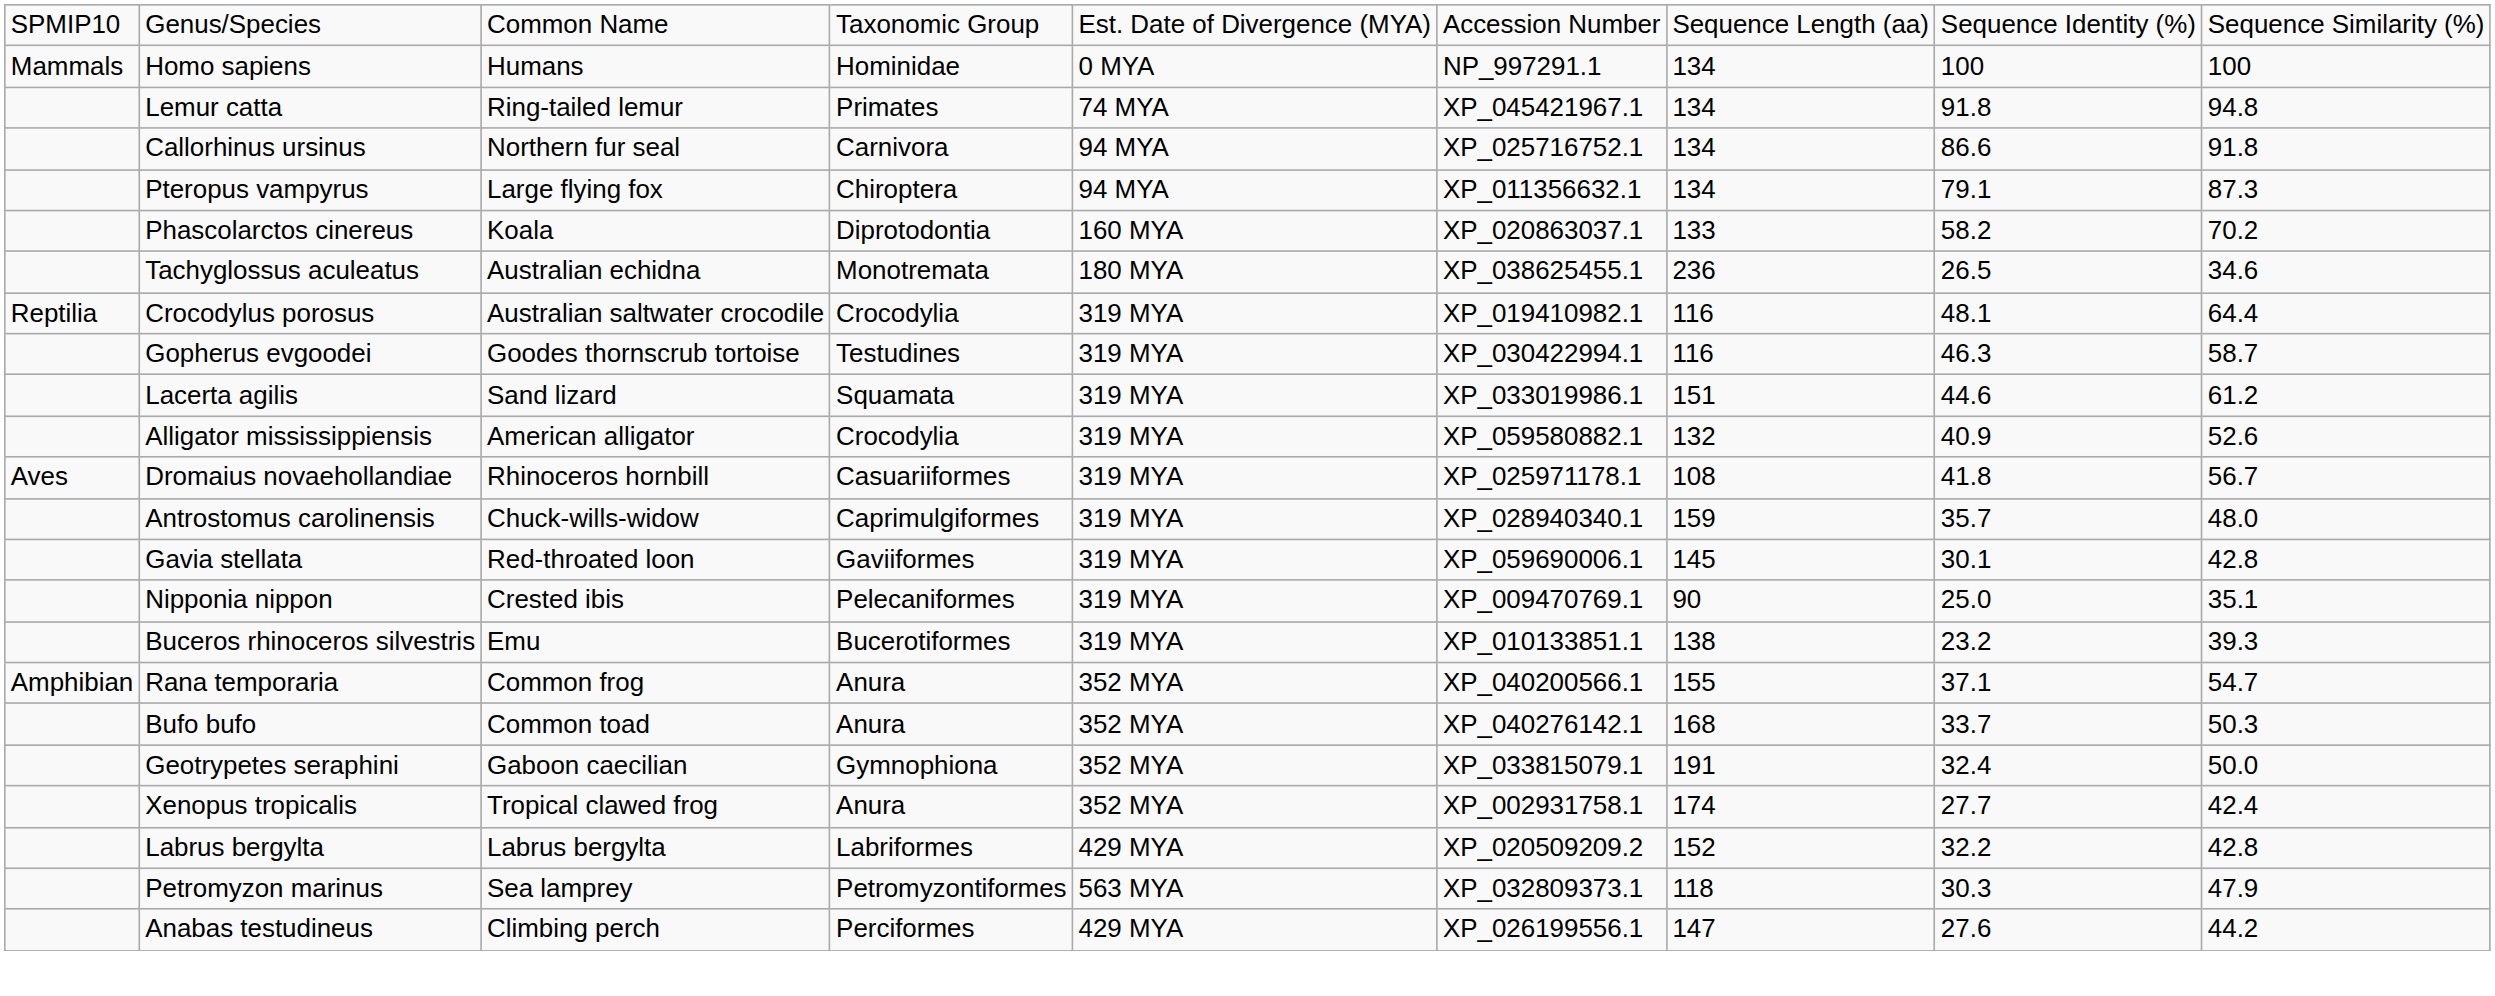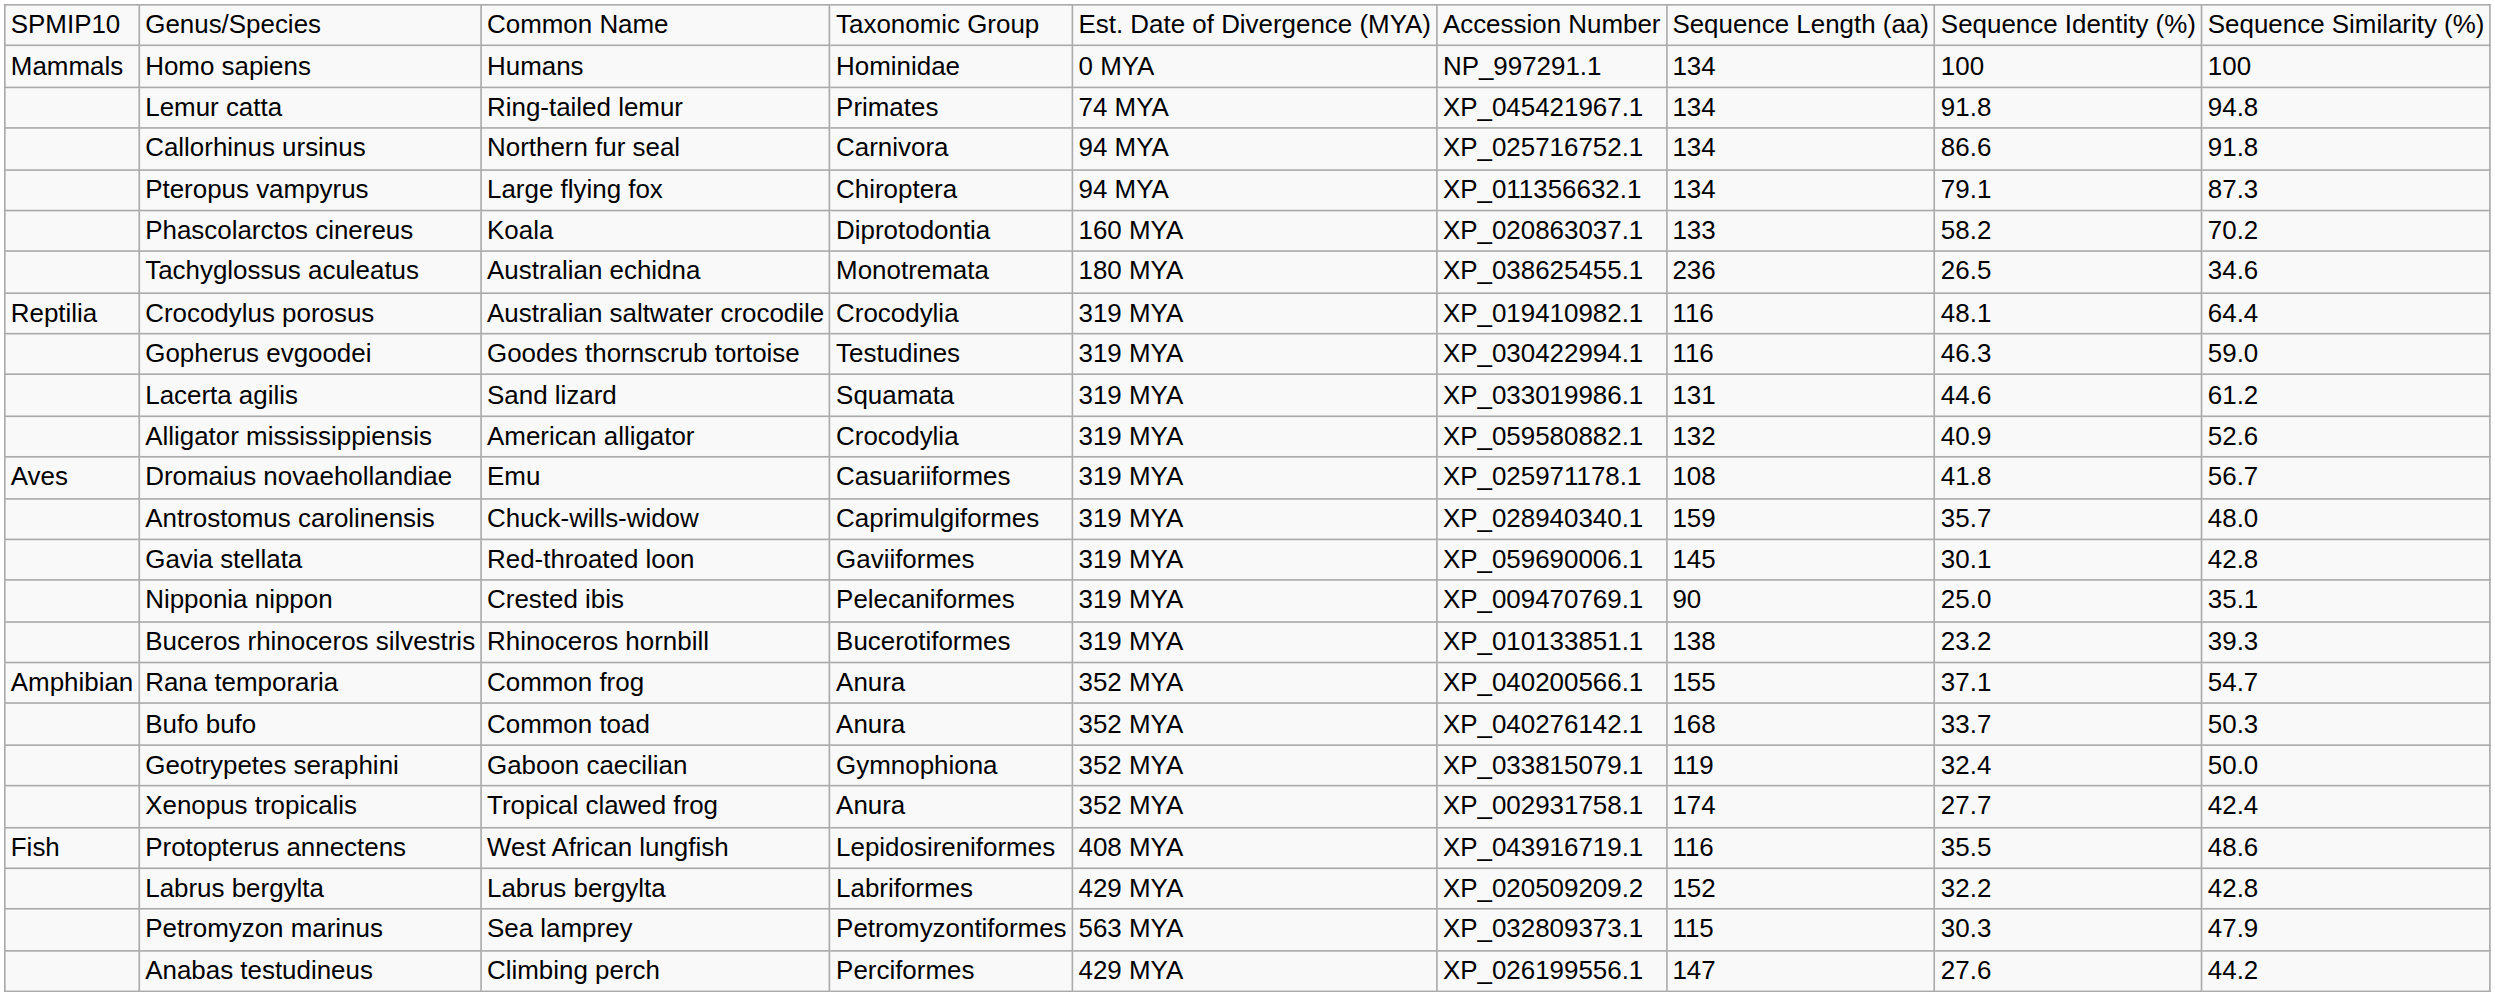(2233, 353) 58.7 -> (2233, 353) 59.0
(1694, 395) 151 -> (1694, 395) 131
(598, 477) Rhinoceros hornbill -> (514, 477) Emu
(514, 641) Emu -> (598, 641) Rhinoceros hornbill
(1694, 764) 191 -> (1693, 764) 119
+ row: (276, 847)
(1693, 888) 118 -> (1693, 929) 115
